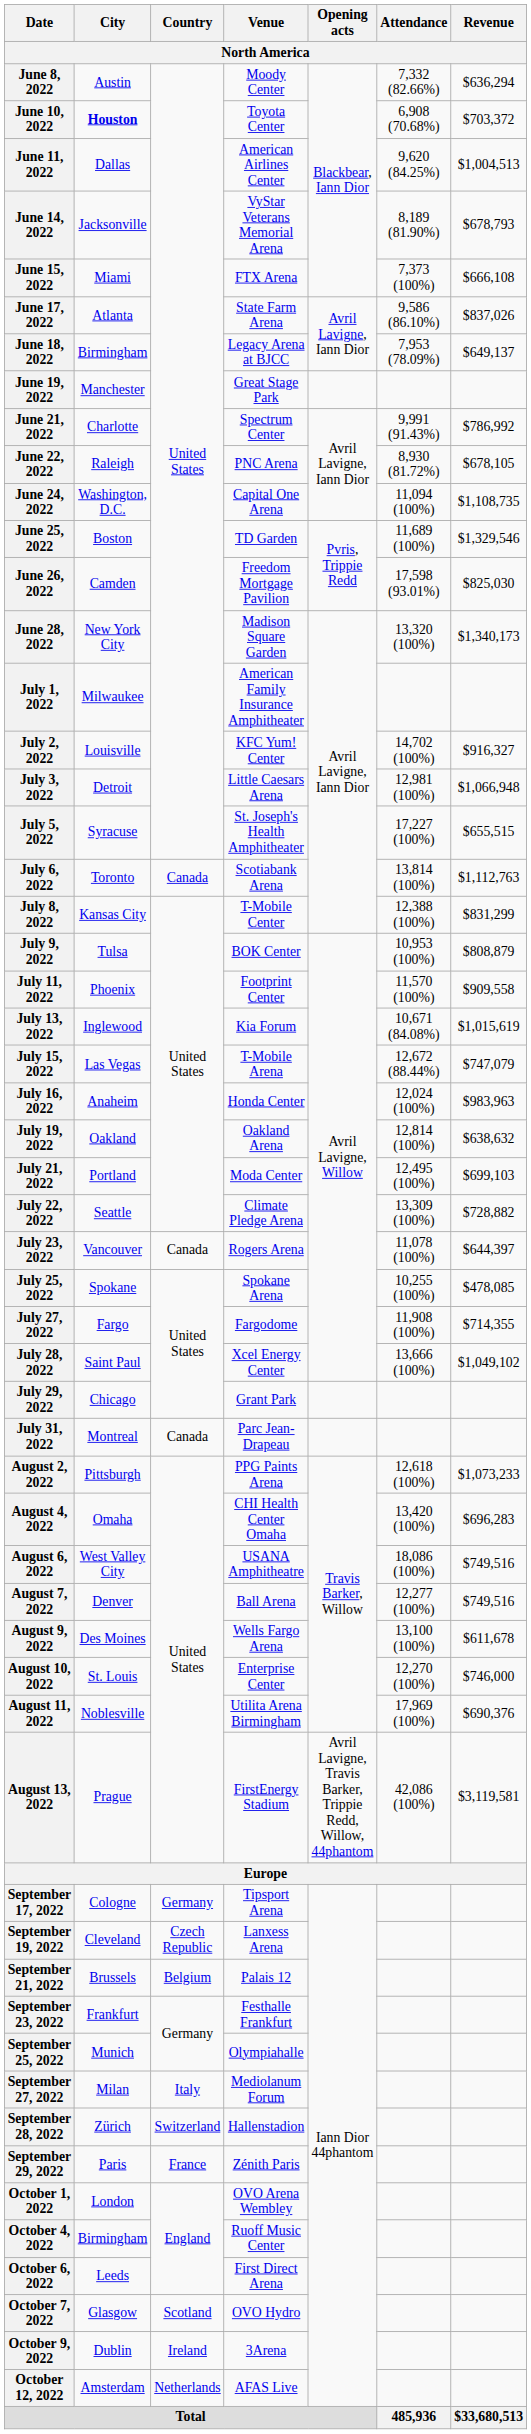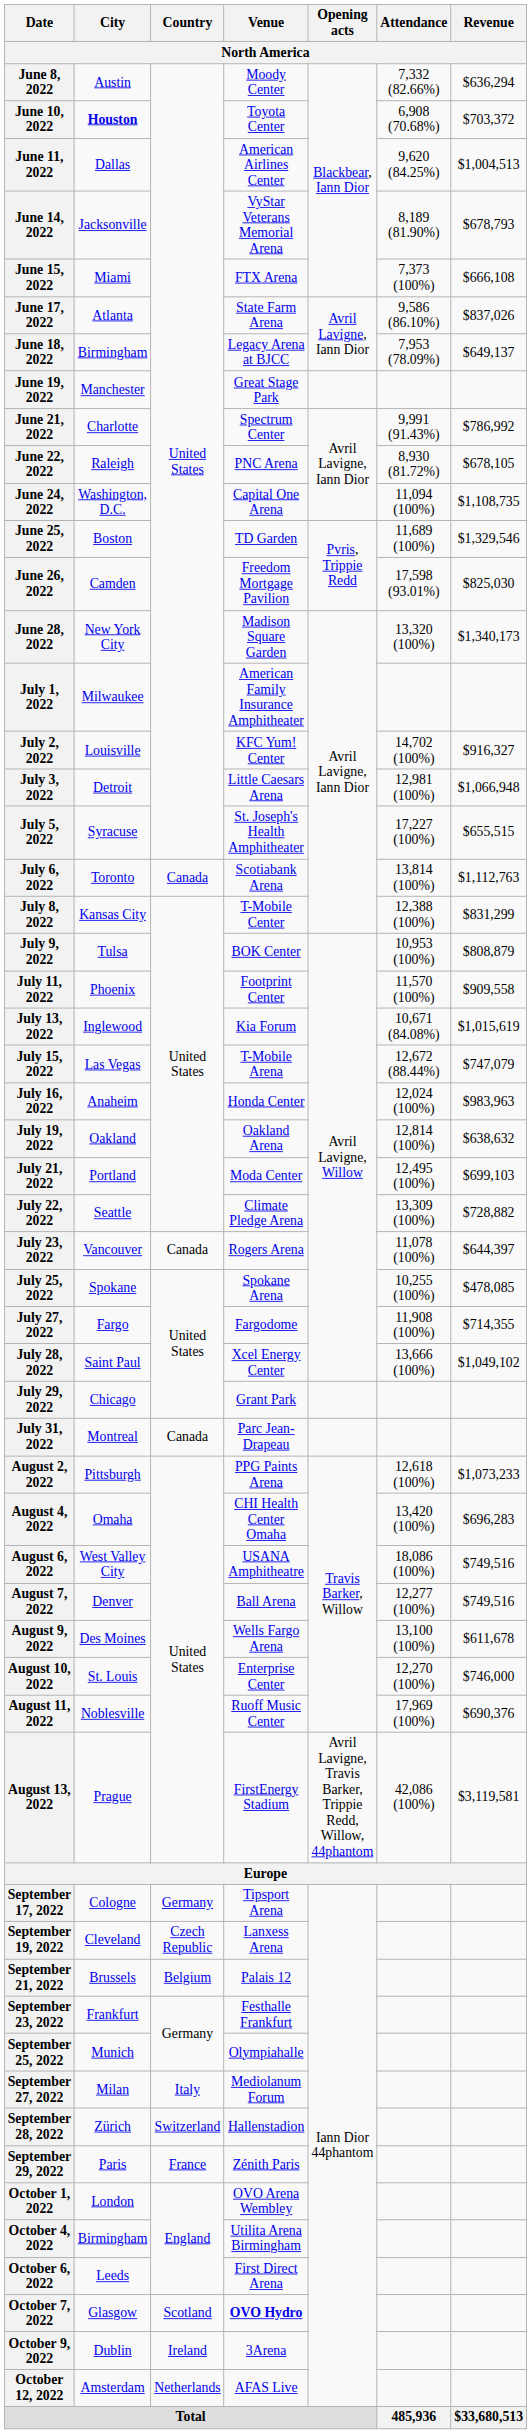(266, 1713) Utilita Arena Birmingham -> (266, 1713) Ruoff Music Center
(266, 2238) Ruoff Music Center -> (266, 2238) Utilita Arena Birmingham
(266, 2313) normal -> (266, 2313) bold
